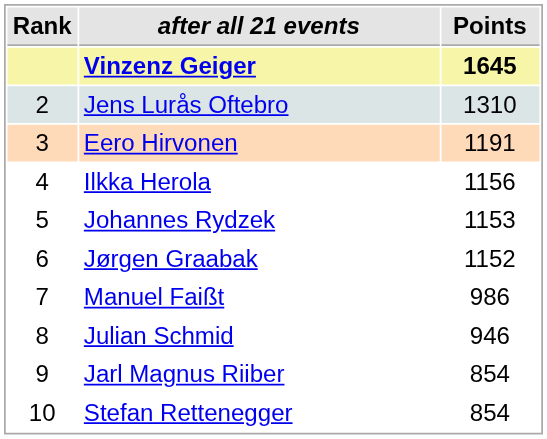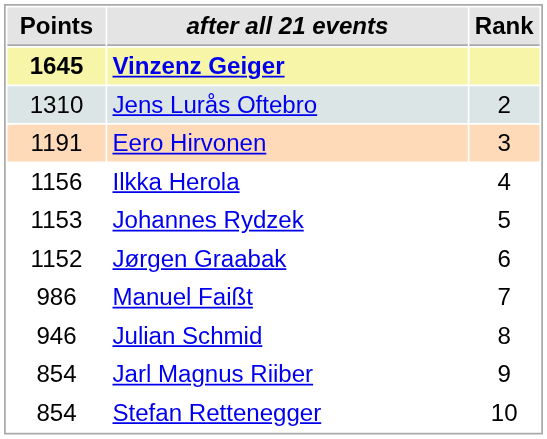columns swapped: (42, 26) <-> (490, 26)
